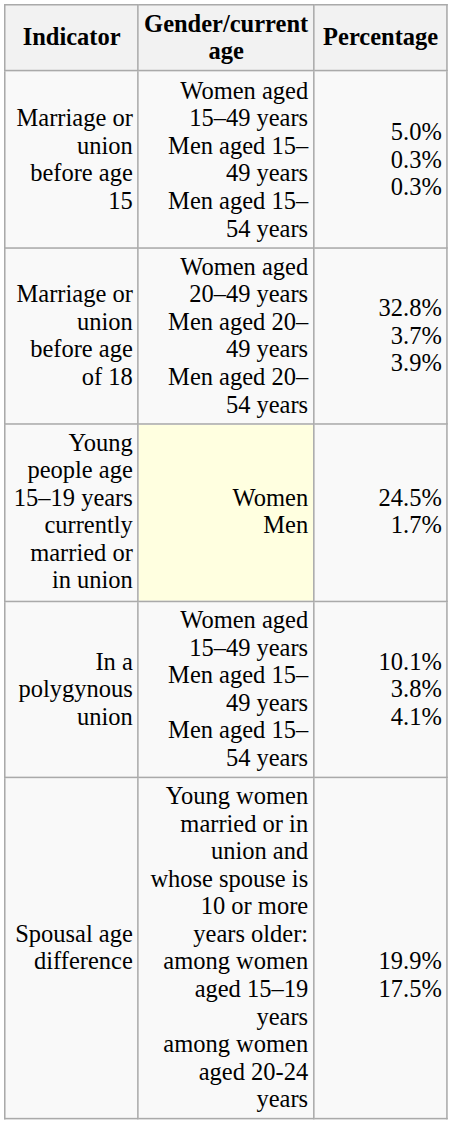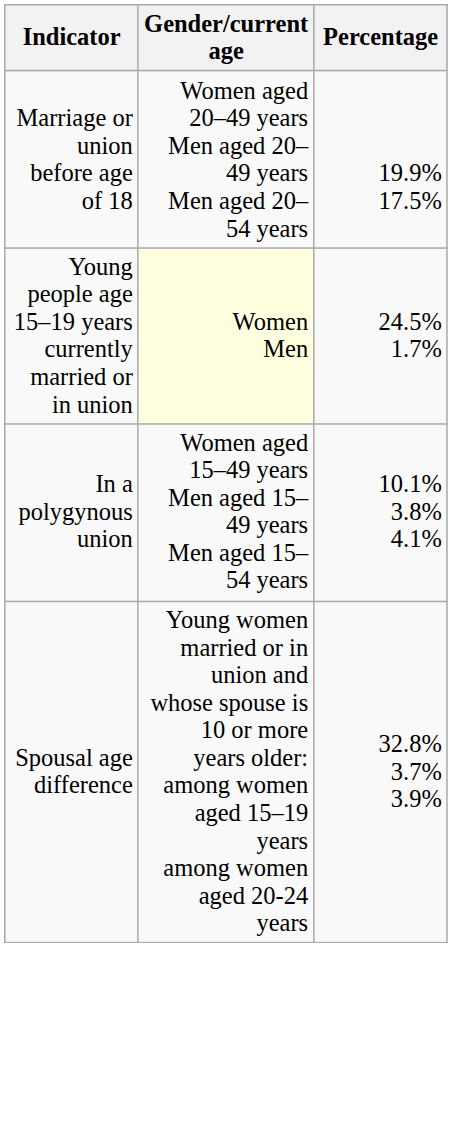- row: (75, 159)
(410, 335) 32.8% 3.7% 3.9% -> (410, 186) 19.9% 17.5%
(410, 975) 19.9% 17.5% -> (410, 771) 32.8% 3.7% 3.9%
